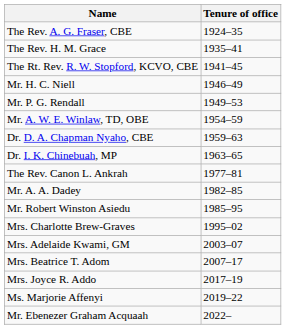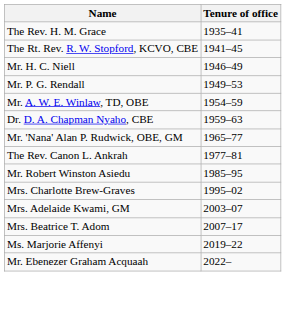- row: (69, 31)
- row: (62, 155)
+ row: (95, 137)
- row: (44, 191)
- row: (52, 279)
